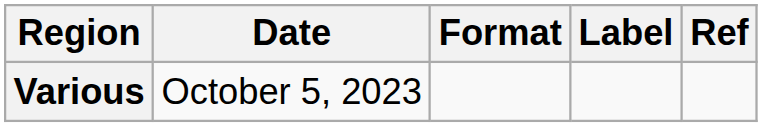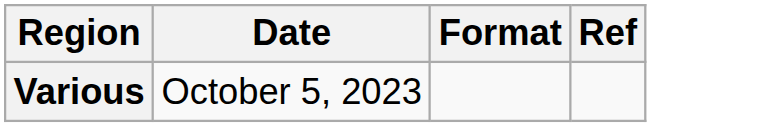- column: (626, 33)
